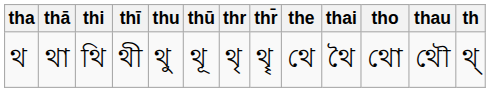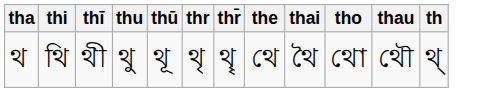- column: (57, 18)
